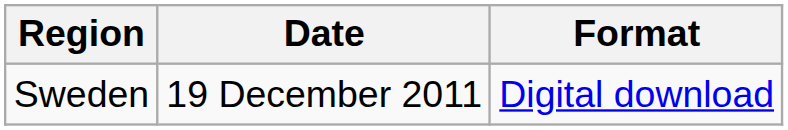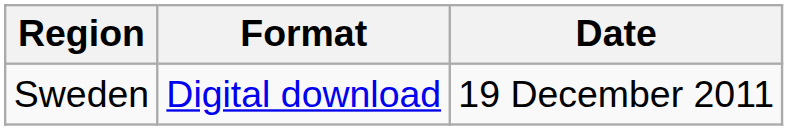columns swapped: (324, 34) <-> (637, 34)
